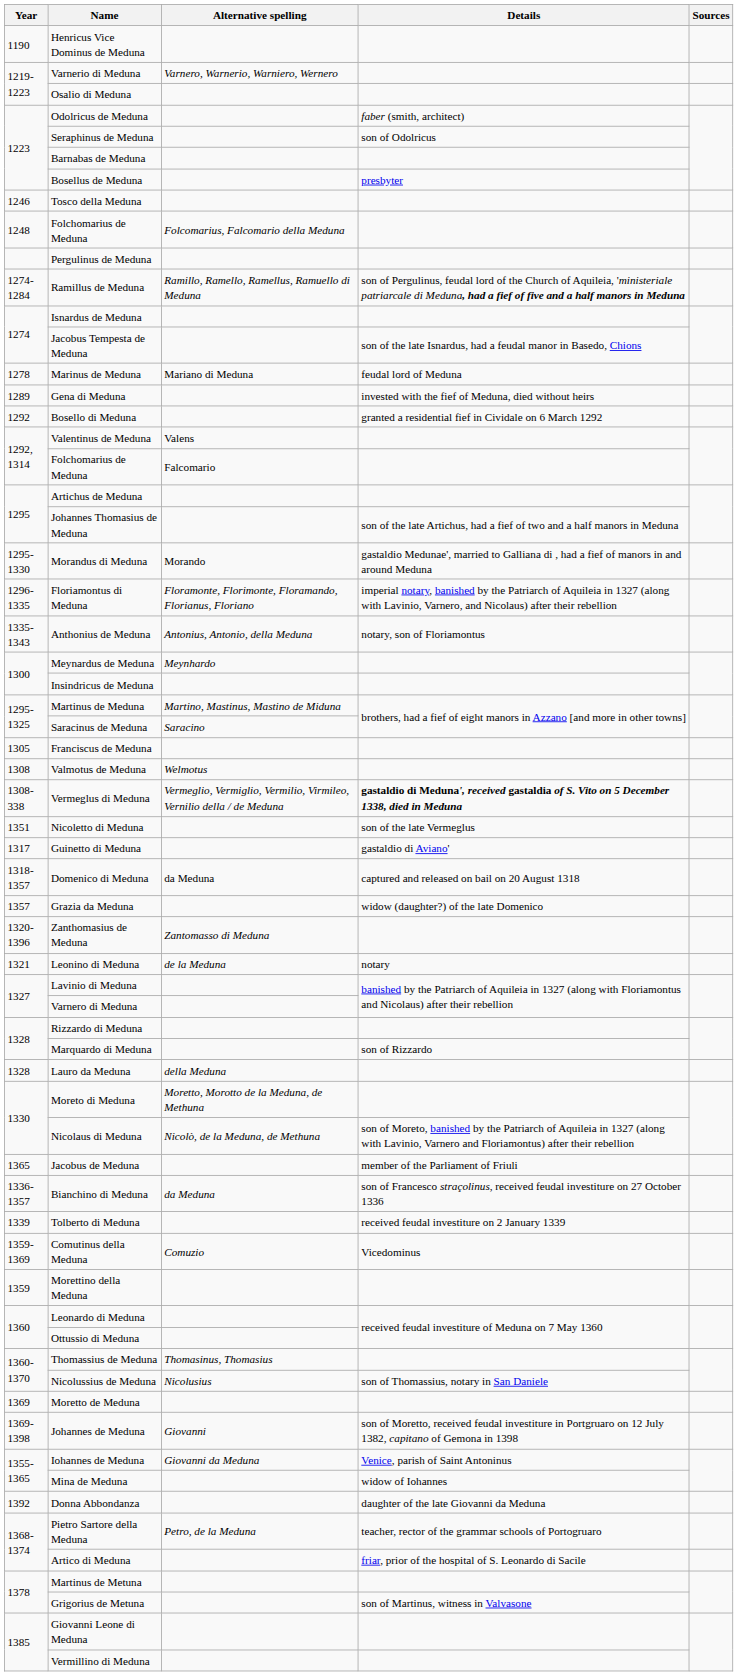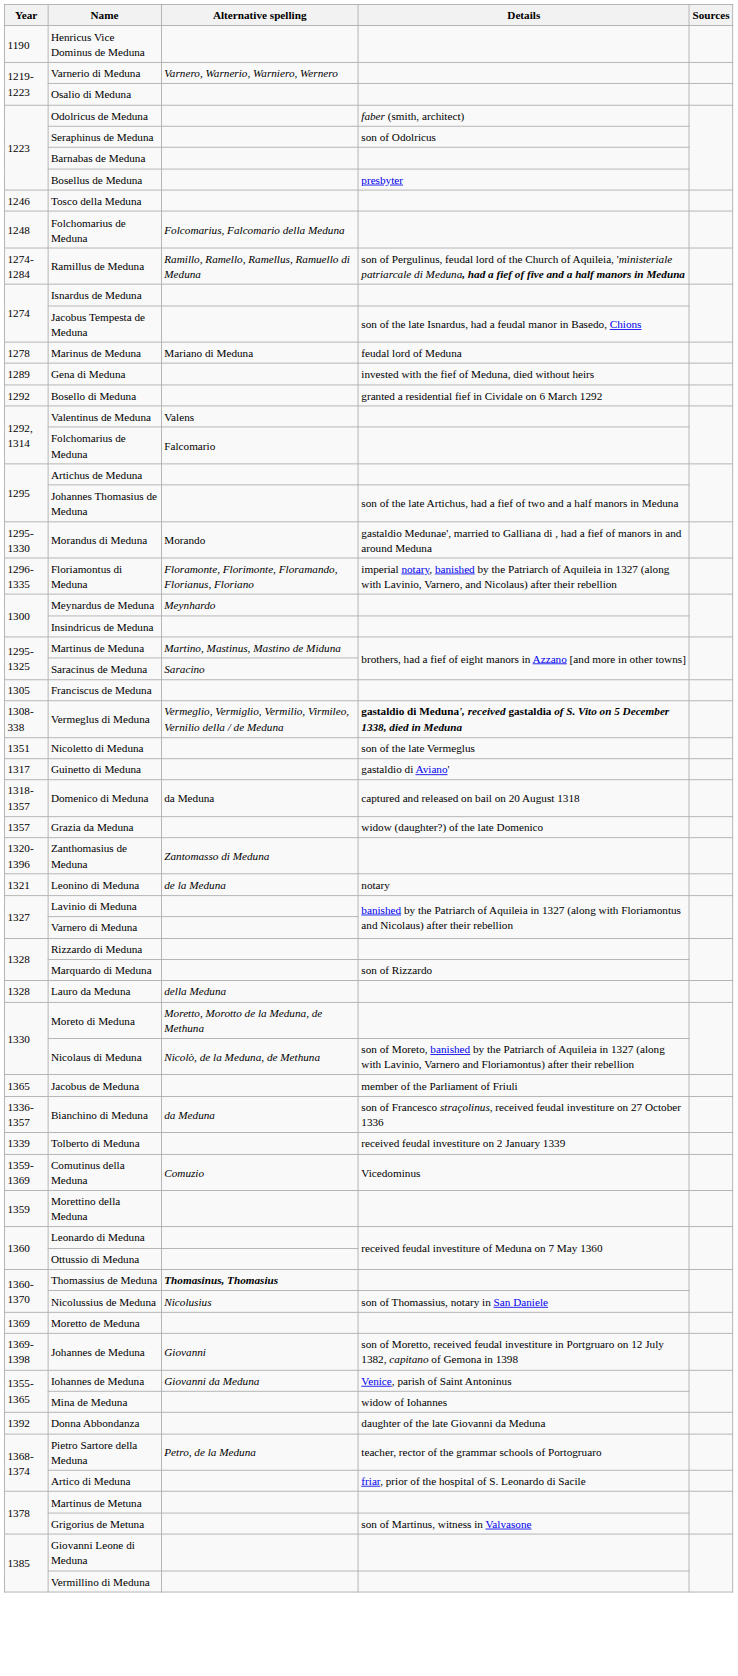- row: (26, 258)
- row: (21, 634)
- row: (19, 770)
(218, 1360) normal -> (221, 1280) bold
